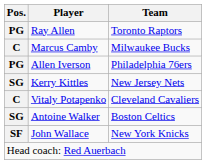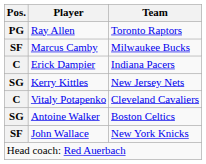(16, 47) C -> (16, 47) SF
+ row: (63, 64)
- row: (61, 64)
